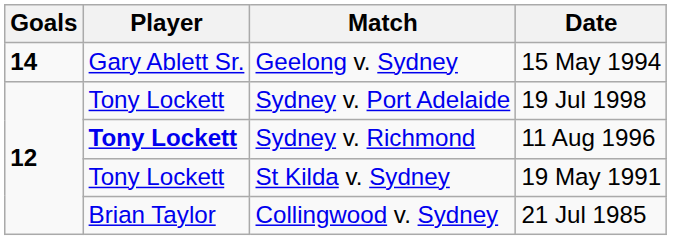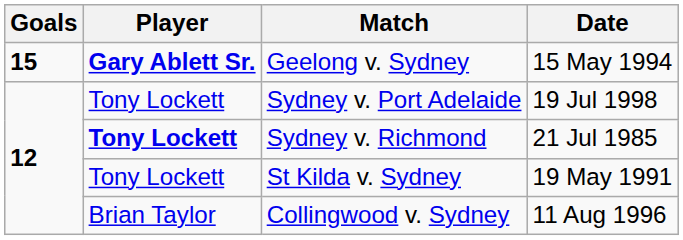(24, 61) 14 -> (24, 61) 15
(166, 61) normal -> (172, 61) bold
(588, 138) 11 Aug 1996 -> (595, 138) 21 Jul 1985
(584, 215) 21 Jul 1985 -> (600, 215) 11 Aug 1996
